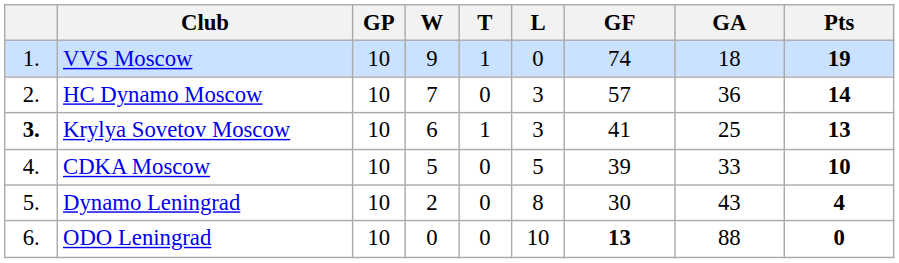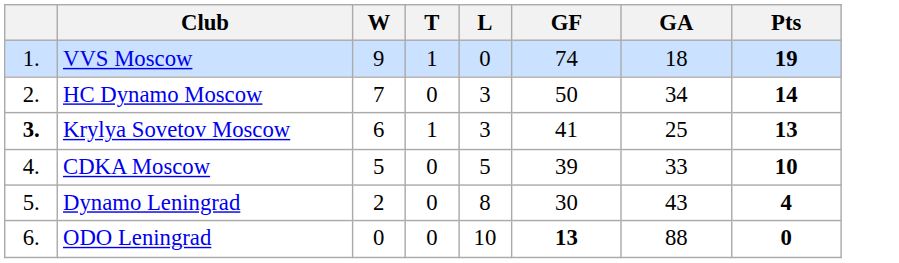- column: (379, 22)
(619, 94) 57 -> (566, 94) 50
(729, 94) 36 -> (676, 94) 34
